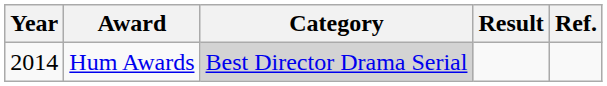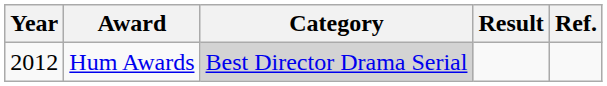(34, 61) 2014 -> (34, 61) 2012
